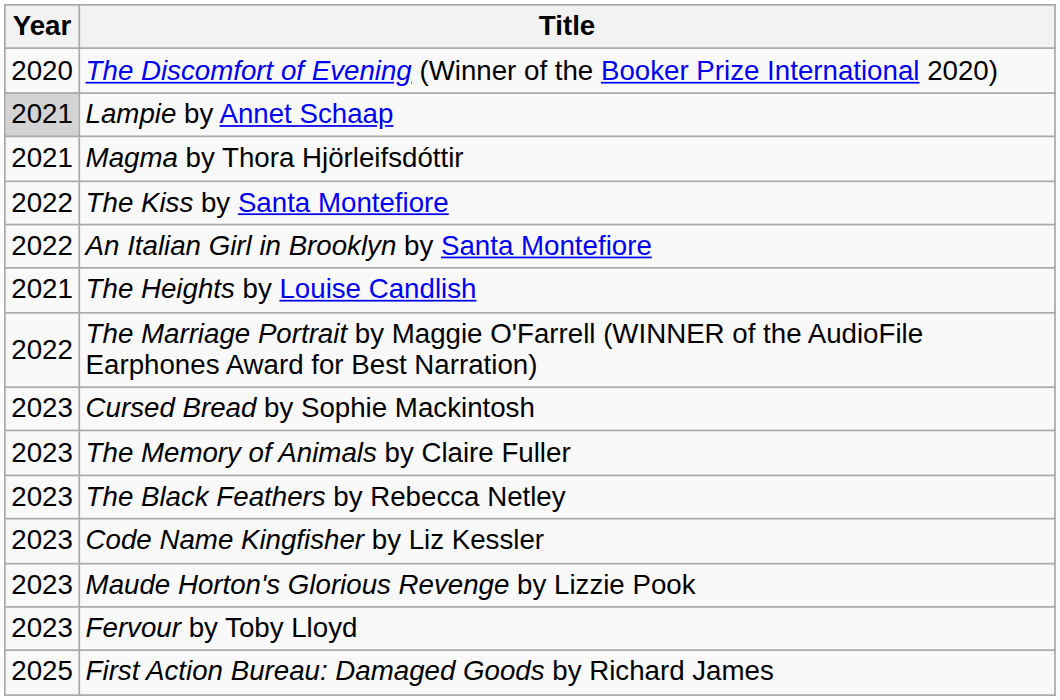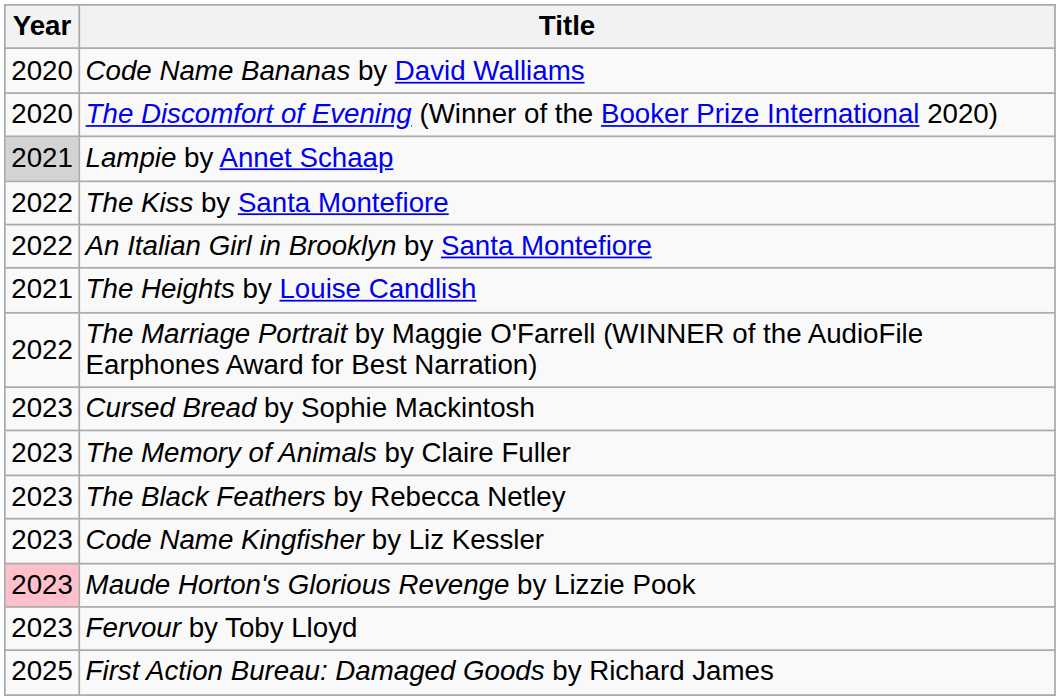+ row: (335, 70)
- row: (275, 158)
(42, 584) no background -> (42, 584) pink background
